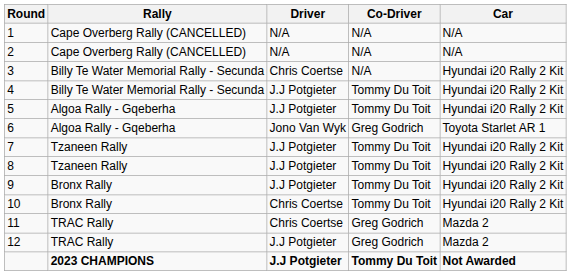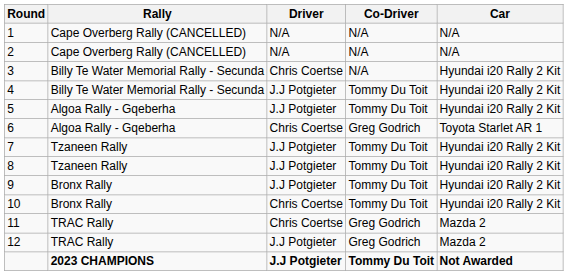(308, 128) Jono Van Wyk -> (306, 128) Chris Coertse
